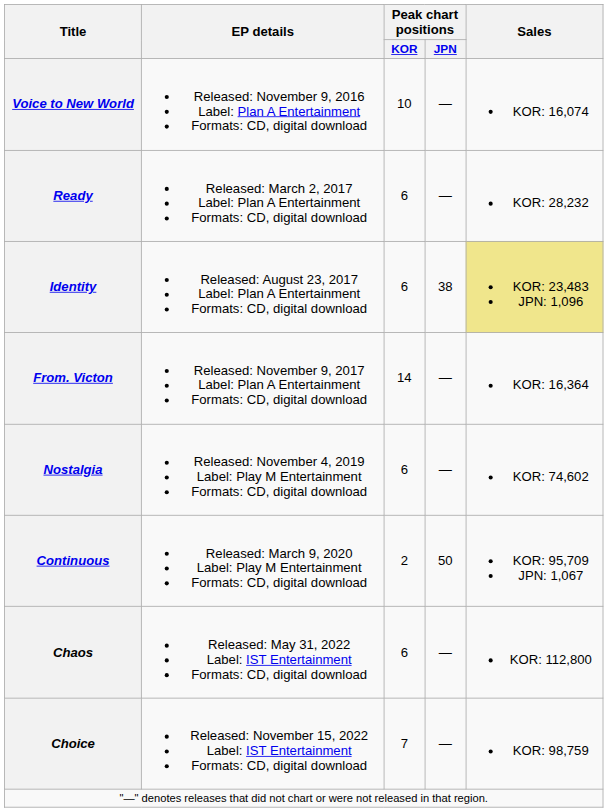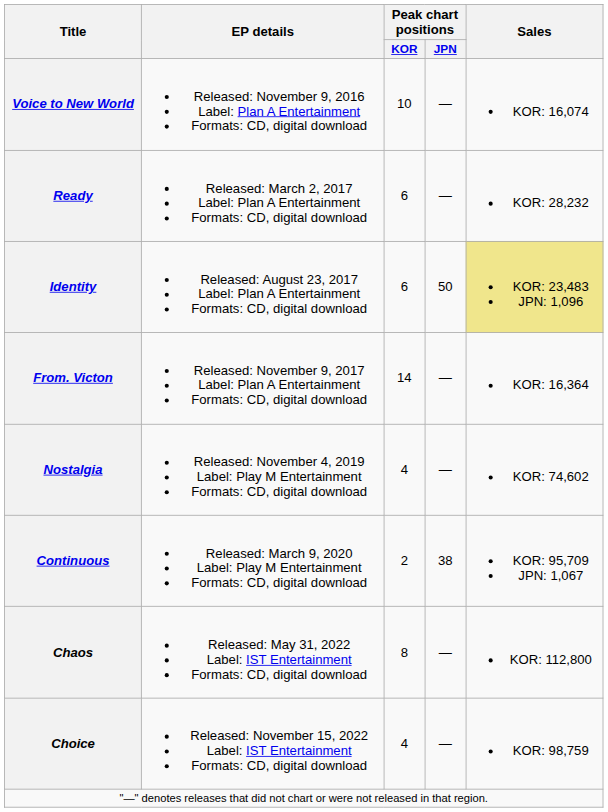(445, 287) 38 -> (445, 287) 50
(404, 469) 6 -> (404, 469) 4
(445, 561) 50 -> (445, 561) 38
(404, 652) 6 -> (404, 652) 8
(404, 743) 7 -> (404, 743) 4
